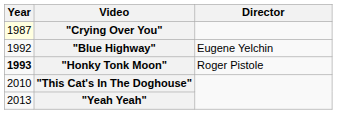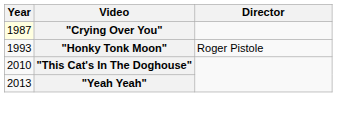- row: (114, 48)
(19, 65) bold -> (19, 48) normal
